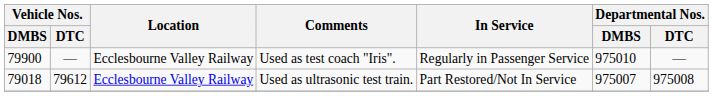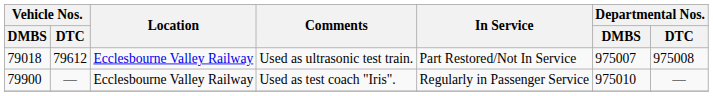rows swapped: (336, 79) <-> (328, 58)
